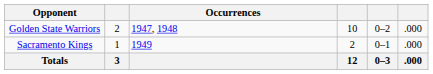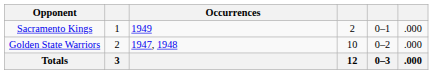rows swapped: (55, 28) <-> (55, 45)
